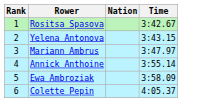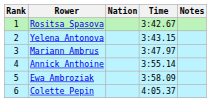+ column: (192, 11)
